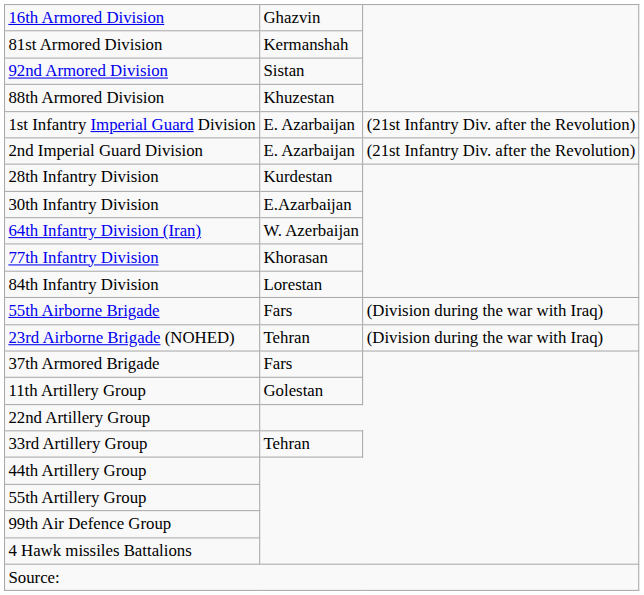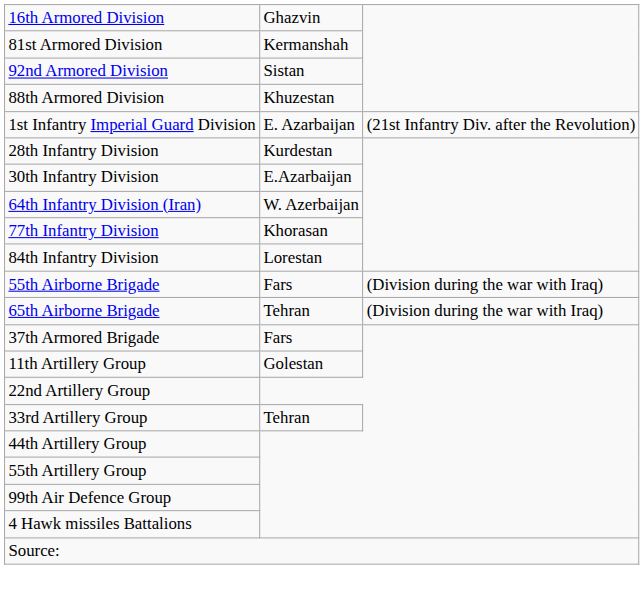- row: (106, 151)
+ row: (84, 310)
- row: (122, 337)
